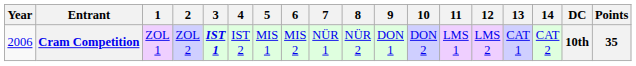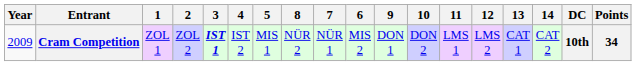columns swapped: (295, 14) <-> (358, 14)
(20, 42) 2006 -> (20, 42) 2009
(612, 42) 35 -> (612, 42) 34
